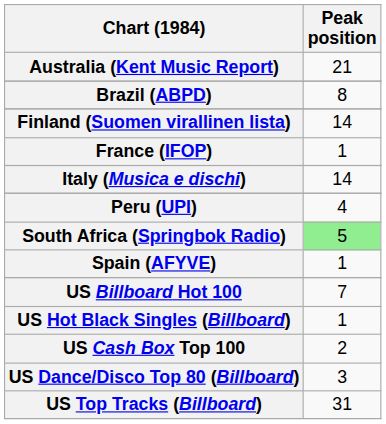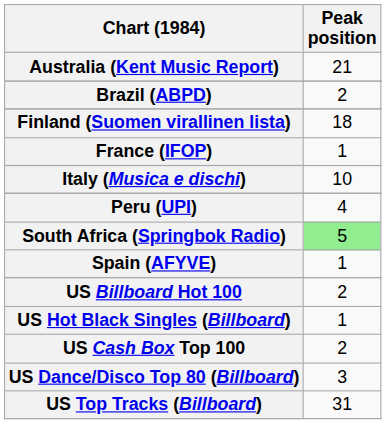(342, 94) 8 -> (342, 94) 2
(342, 123) 14 -> (342, 123) 18
(342, 179) 14 -> (342, 179) 10
(342, 292) 7 -> (342, 292) 2
